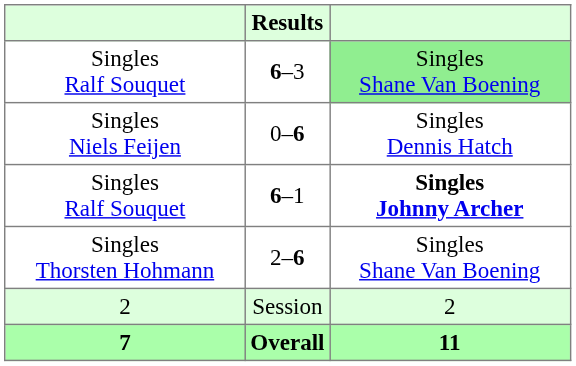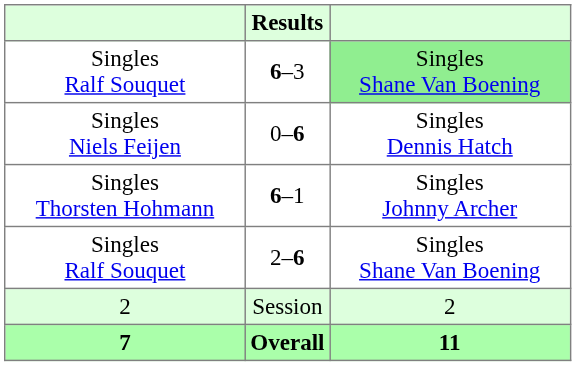(125, 195) Singles Ralf Souquet -> (125, 195) Singles Thorsten Hohmann
(450, 195) bold -> (450, 195) normal
(125, 257) Singles Thorsten Hohmann -> (125, 257) Singles Ralf Souquet
